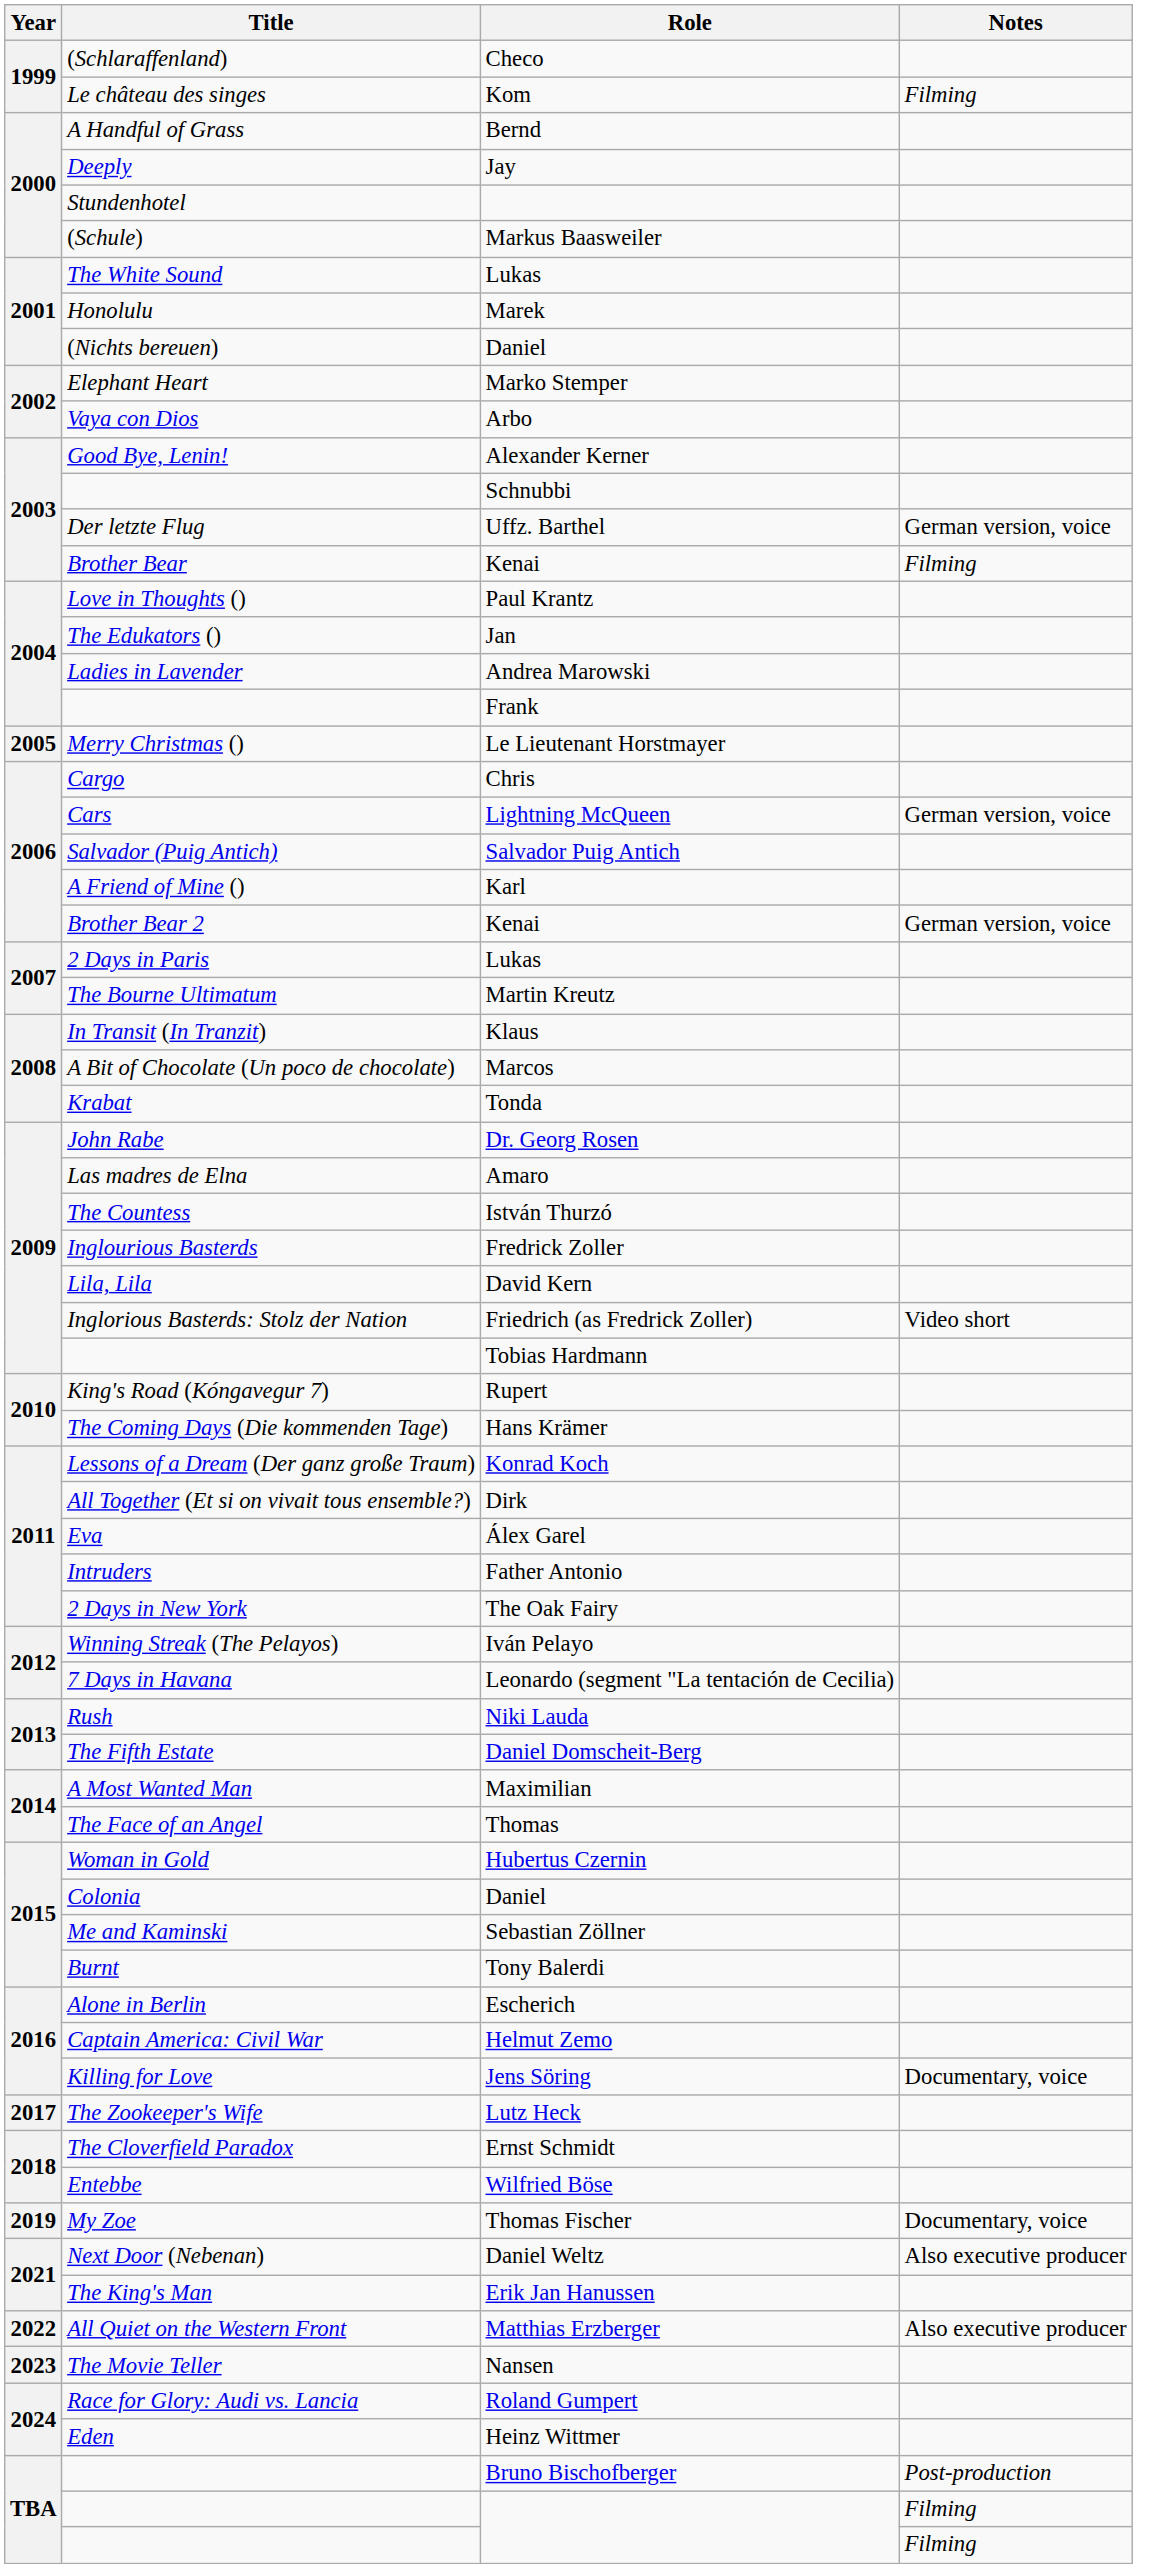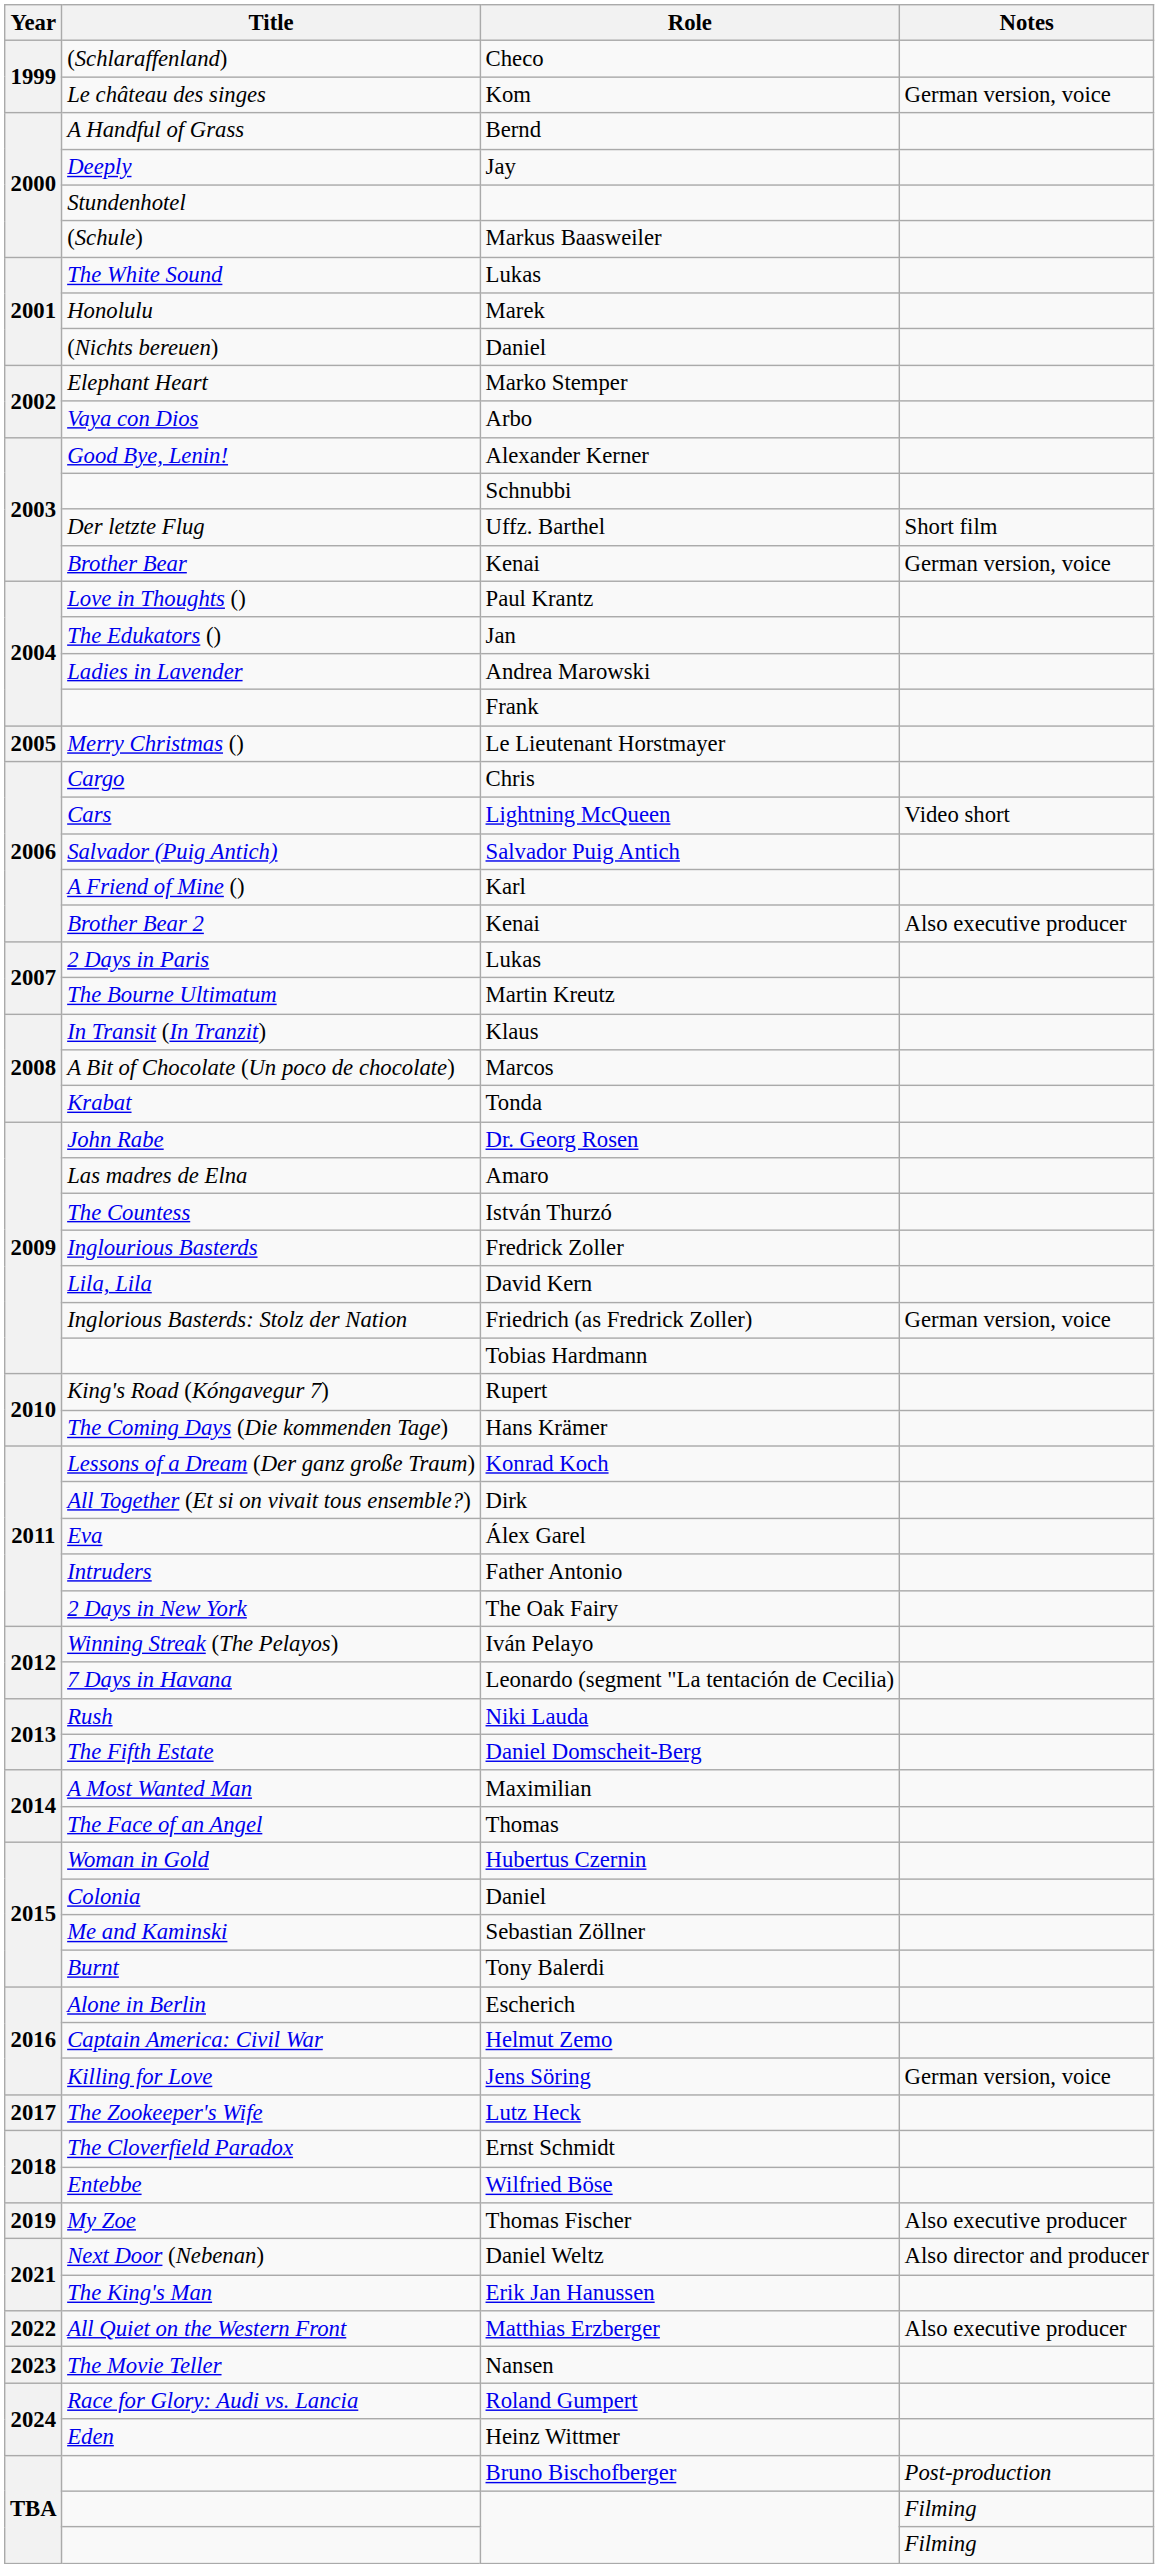(941, 94) Filming -> (1008, 94) German version, voice
(1008, 526) German version, voice -> (951, 526) Short film
(941, 563) Filming -> (1008, 563) German version, voice
(1008, 815) German version, voice -> (957, 815) Video short
(1008, 923) German version, voice -> (1016, 923) Also executive producer
(957, 1319) Video short -> (1008, 1319) German version, voice
(996, 2076) Documentary, voice -> (1008, 2076) German version, voice
(996, 2220) Documentary, voice -> (1016, 2220) Also executive producer
(1016, 2256) Also executive producer -> (1027, 2256) Also director and producer
